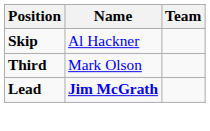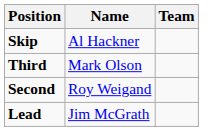+ row: (31, 89)
(113, 89) bold -> (109, 114) normal
